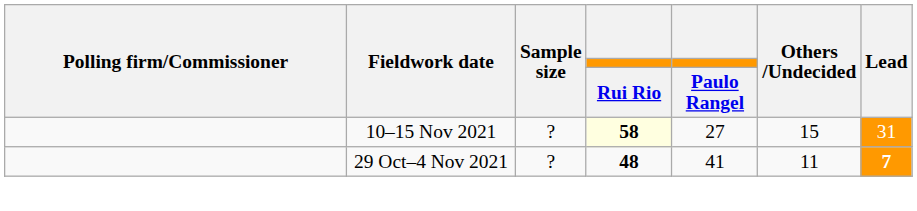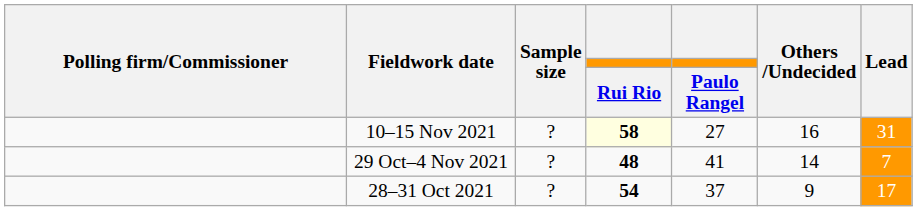(809, 132) 15 -> (809, 132) 16
(809, 161) 11 -> (809, 161) 14
(886, 161) bold -> (886, 161) normal
+ row: (431, 191)
